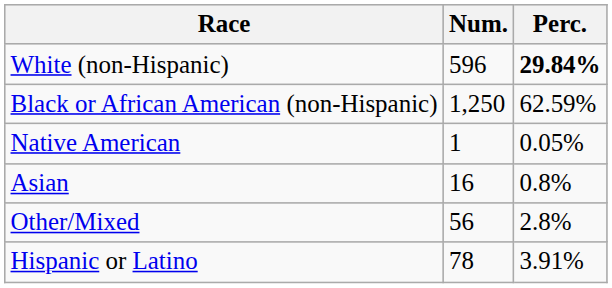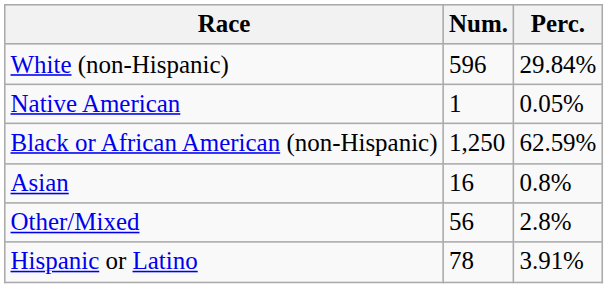(560, 63) bold -> (558, 63) normal
rows swapped: (224, 103) <-> (95, 143)
